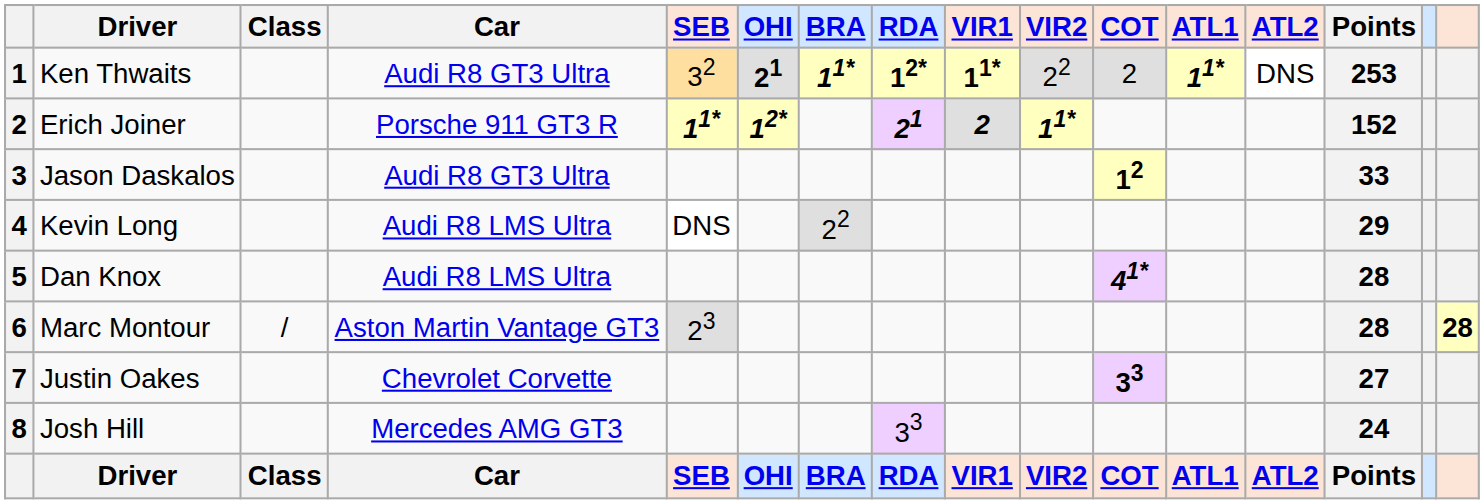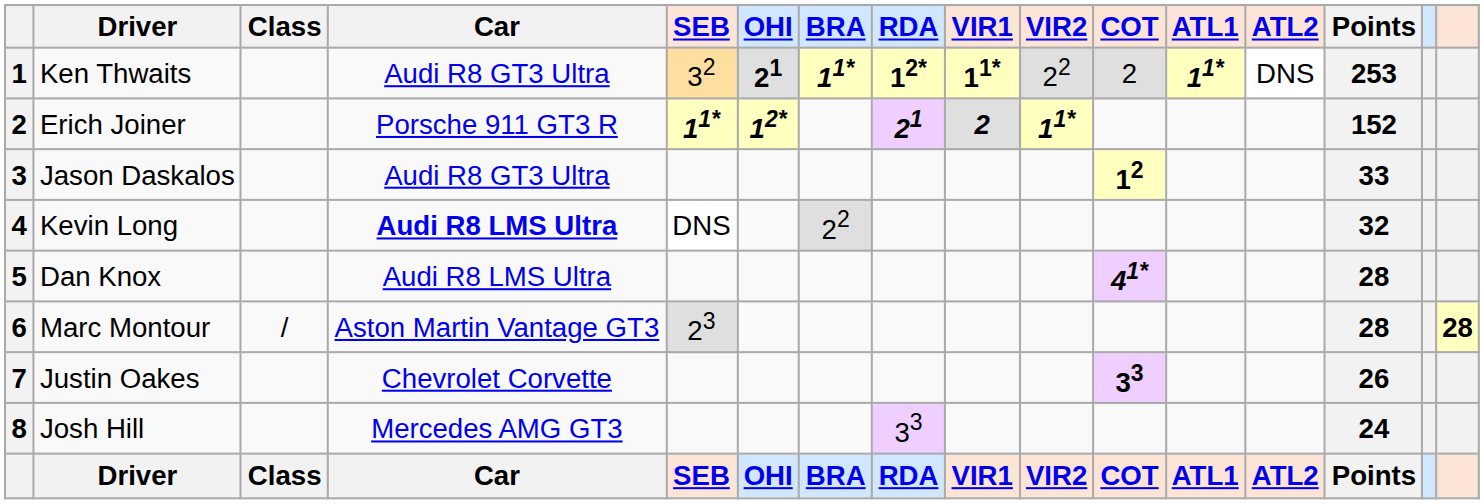(497, 226) normal -> (497, 226) bold
(1374, 226) 29 -> (1374, 226) 32
(1374, 378) 27 -> (1374, 378) 26
